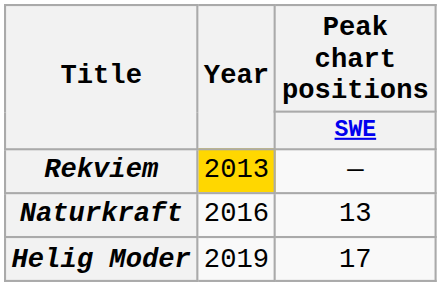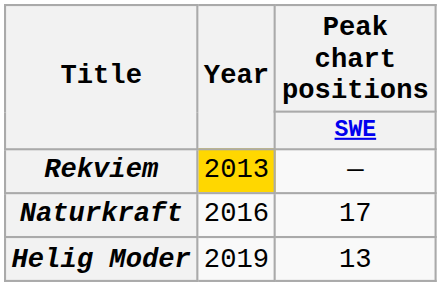(355, 215) 13 -> (355, 215) 17
(355, 259) 17 -> (355, 259) 13
